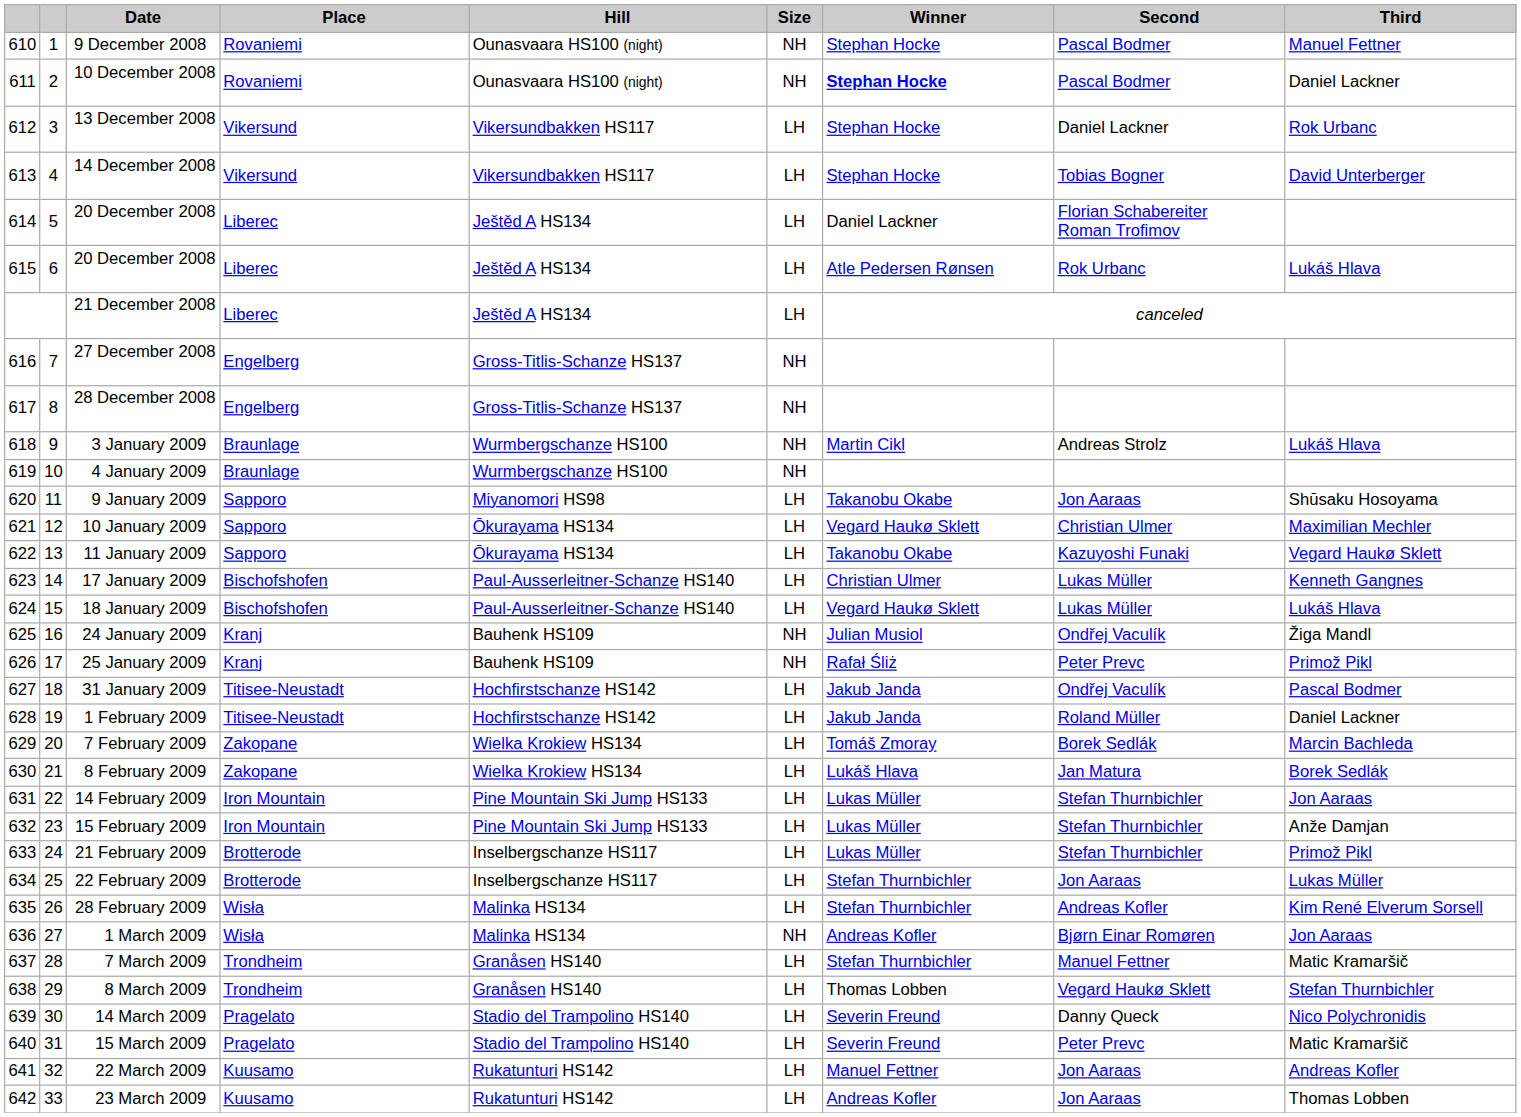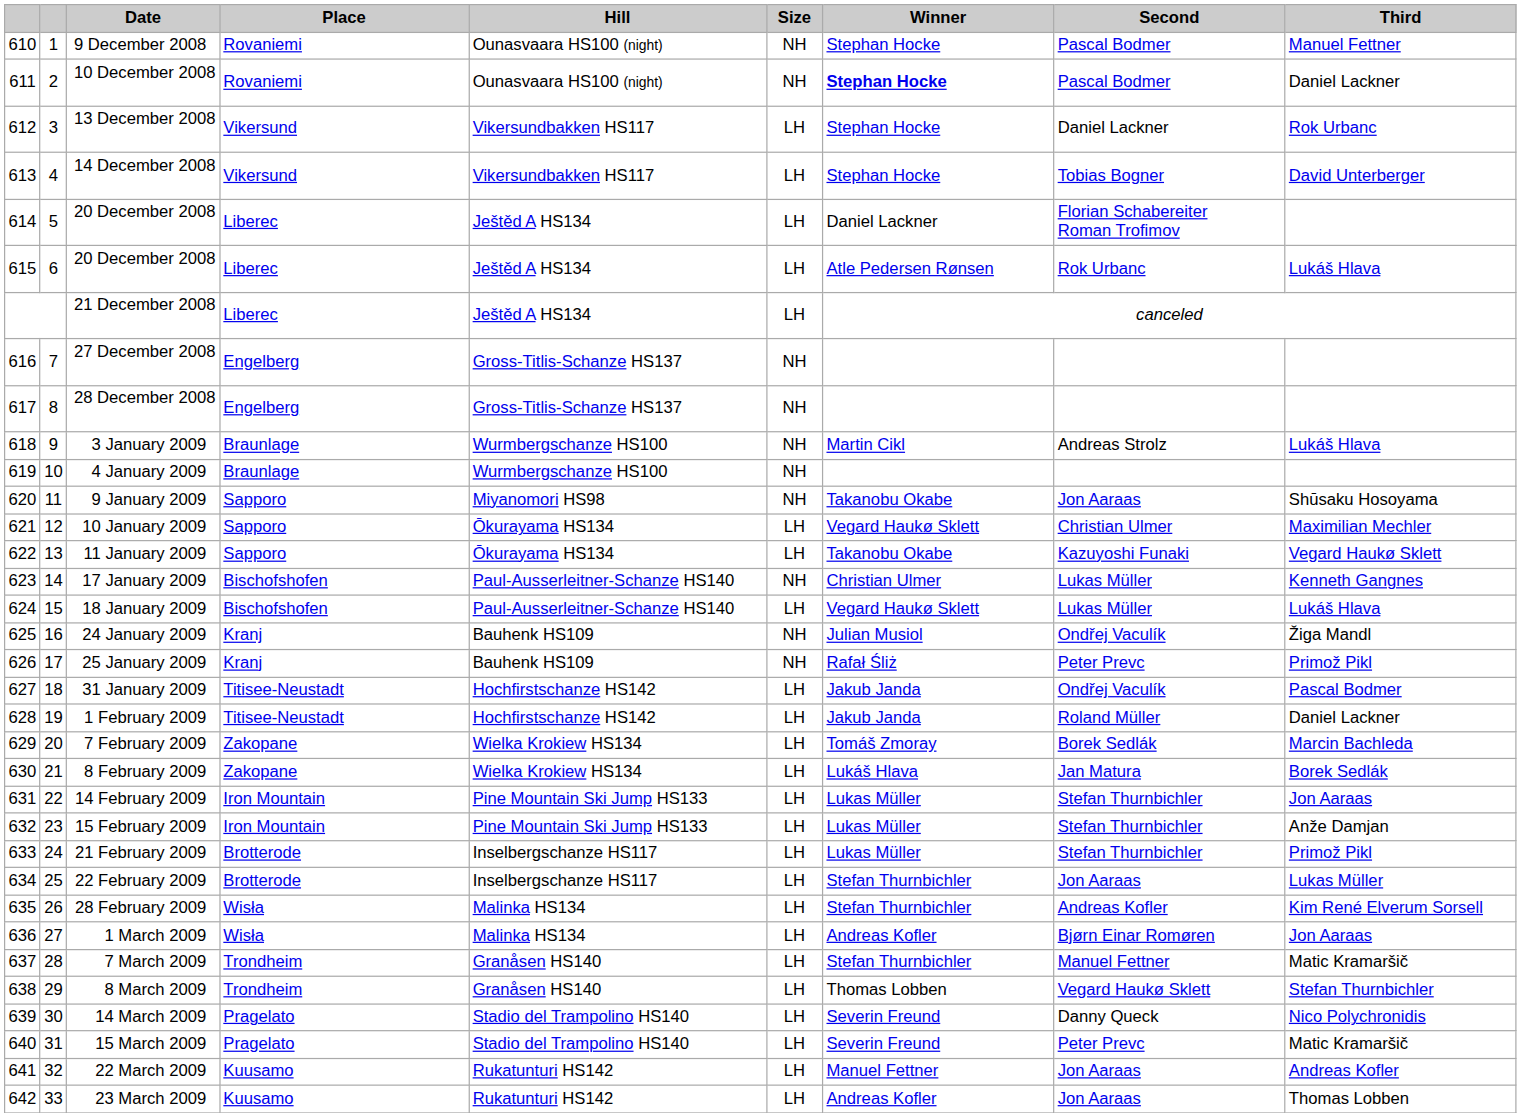(794, 499) LH -> (794, 499) NH
(794, 581) LH -> (794, 581) NH
(794, 935) NH -> (794, 935) LH
